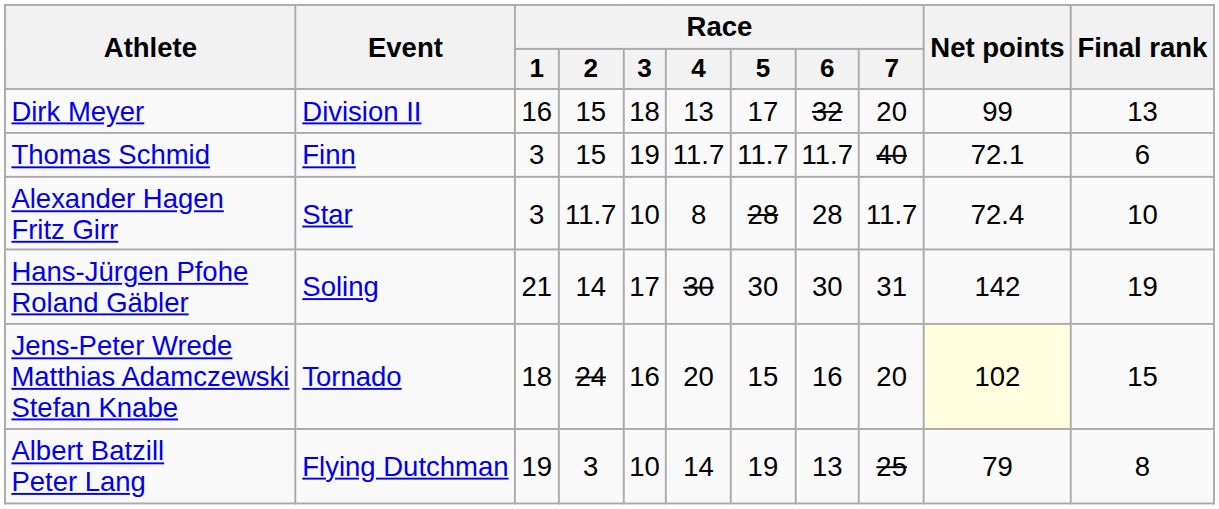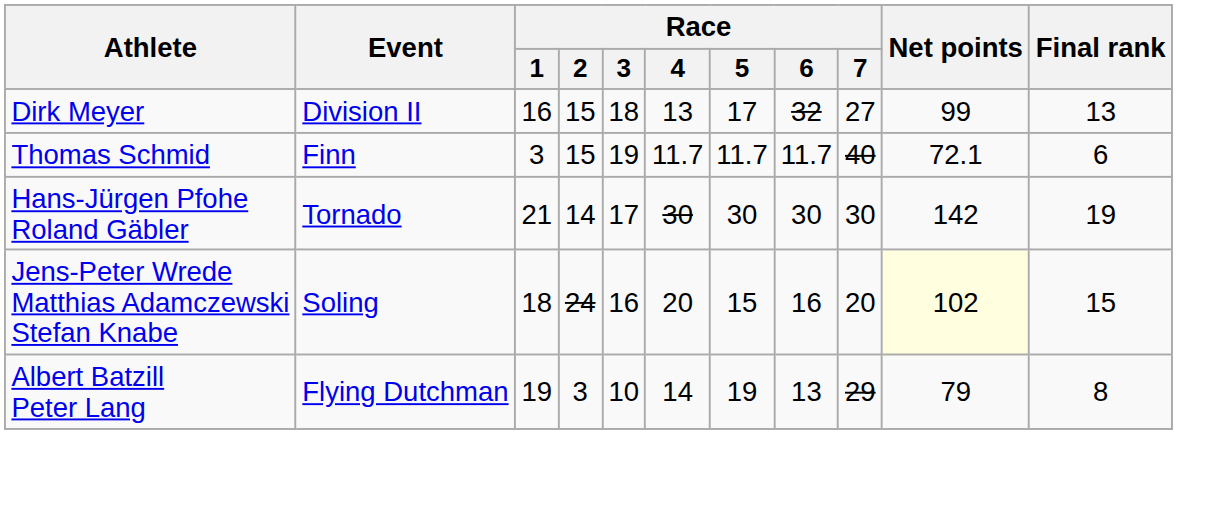(892, 112) 20 -> (860, 112) 27
- row: (118, 214)
(341, 288) Soling -> (352, 214) Tornado
(892, 288) 31 -> (860, 214) 30
(352, 377) Tornado -> (341, 303) Soling
(892, 466) 25 -> (860, 392) 29
